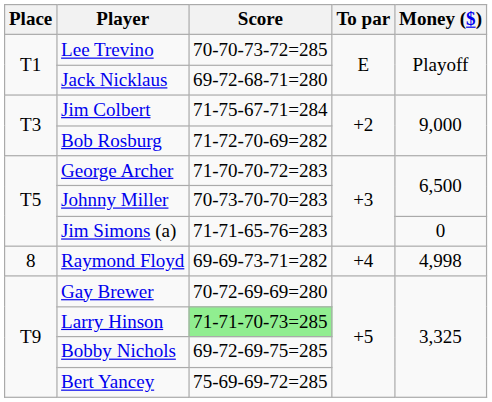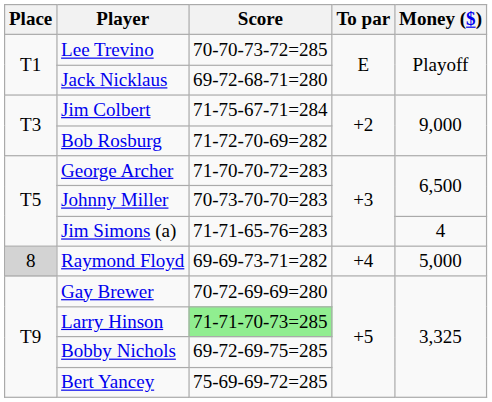(440, 230) 0 -> (440, 230) 4
(31, 261) no background -> (31, 261) lightgrey background
(440, 261) 4,998 -> (440, 261) 5,000
